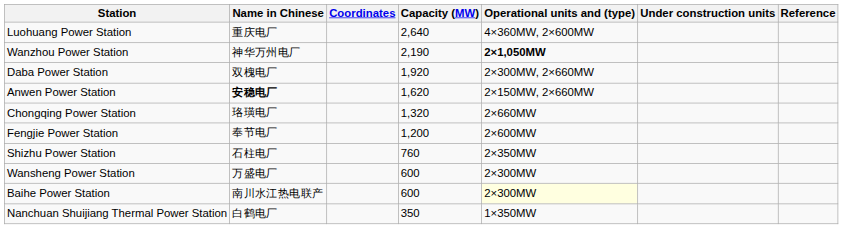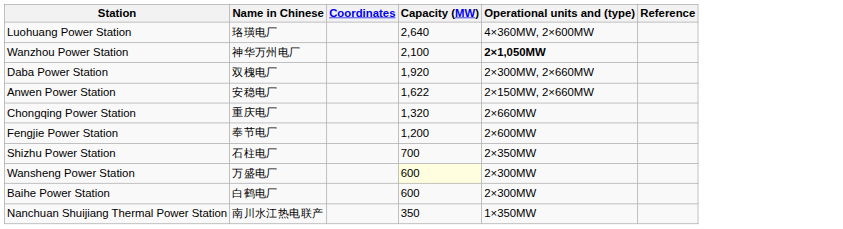- column: (708, 13)
(255, 32) 重庆电厂 -> (255, 32) 珞璜电厂
(415, 52) 2,190 -> (415, 52) 2,100
(255, 92) bold -> (255, 92) normal
(415, 93) 1,620 -> (415, 93) 1,622
(255, 112) 珞璜电厂 -> (255, 112) 重庆电厂
(410, 153) 760 -> (410, 153) 700
(410, 173) no background -> (410, 173) lightyellow background
(278, 193) 南川水江热电联产 -> (255, 193) 白鹤电厂
(510, 193) lightyellow background -> (510, 193) no background
(255, 213) 白鹤电厂 -> (278, 213) 南川水江热电联产
